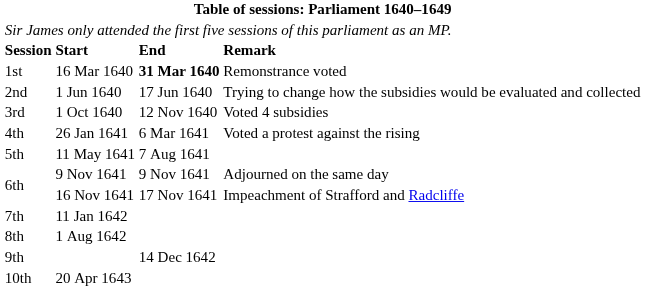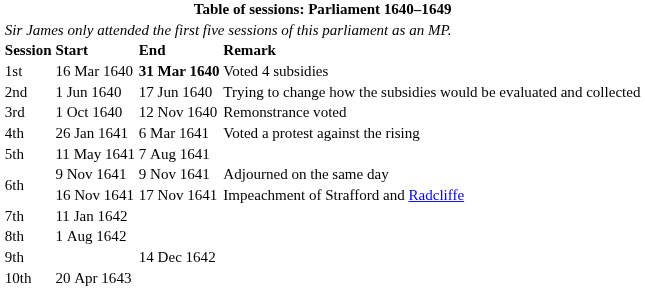(285, 71) Remonstrance voted -> (276, 71) Voted 4 subsidies
(276, 112) Voted 4 subsidies -> (285, 112) Remonstrance voted
